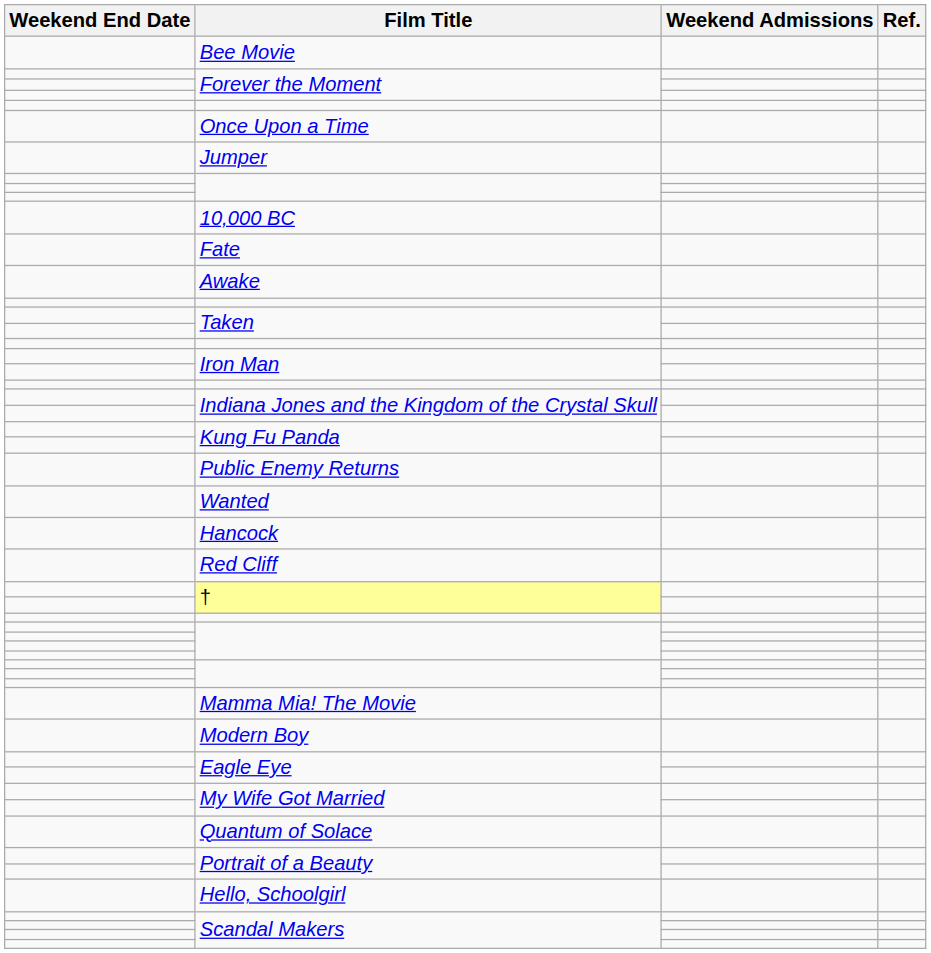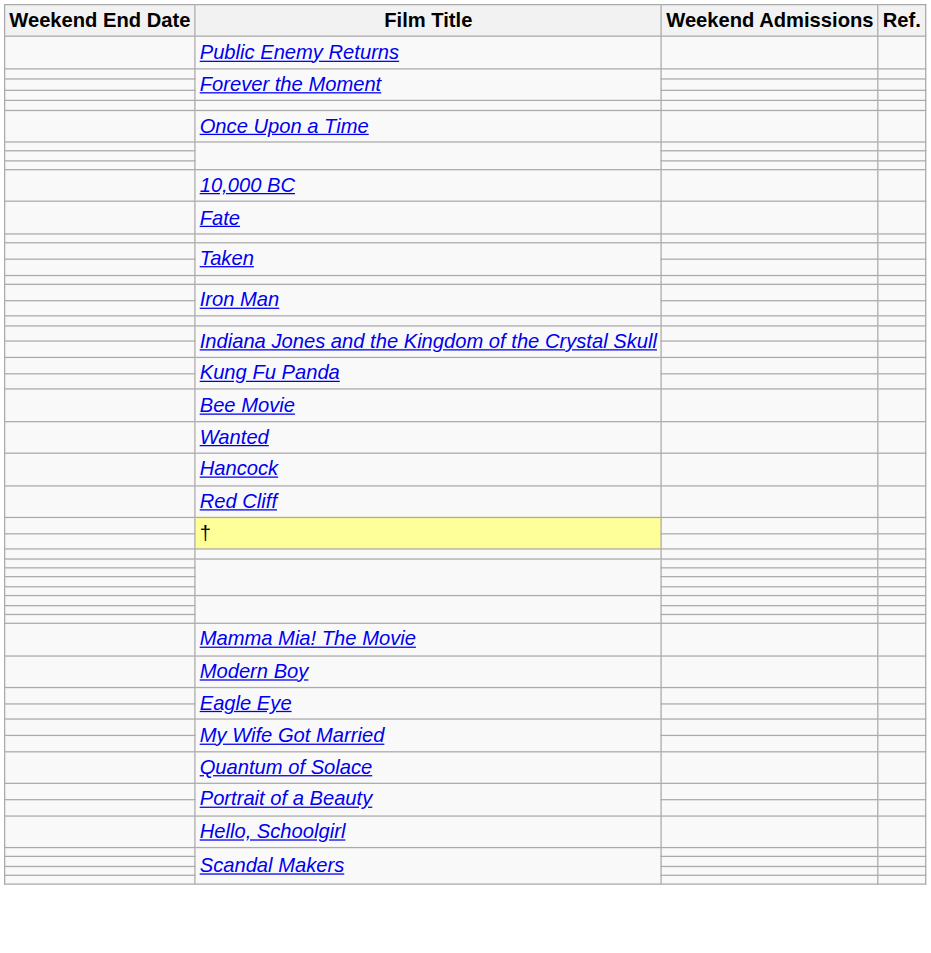rows swapped: (100, 53) <-> (100, 469)
- row: (100, 158)
- row: (100, 282)
